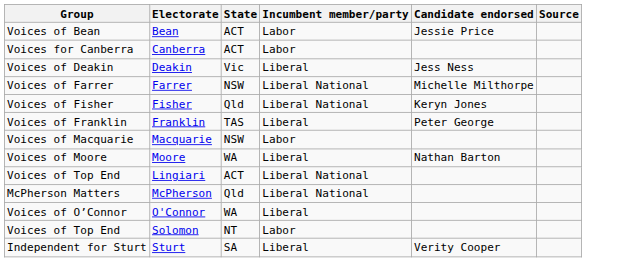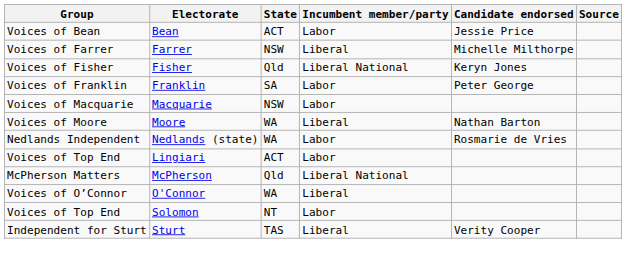- row: (179, 49)
- row: (172, 67)
(316, 85) Liberal National -> (326, 49) Liberal
(234, 121) TAS -> (270, 85) SA
(286, 121) Liberal -> (319, 85) Labor
+ row: (205, 139)
(316, 176) Liberal National -> (319, 158) Labor
(230, 248) SA -> (274, 230) TAS
